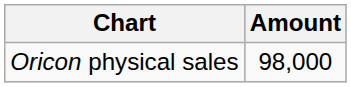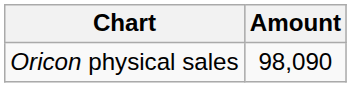(295, 61) 98,000 -> (295, 61) 98,090
